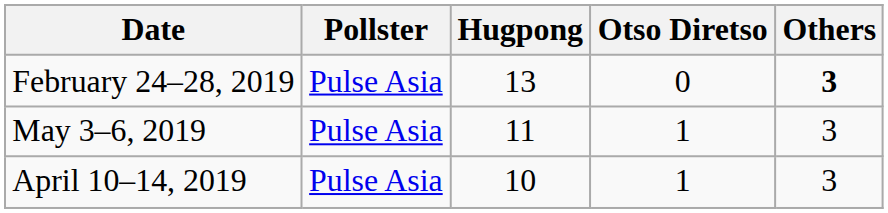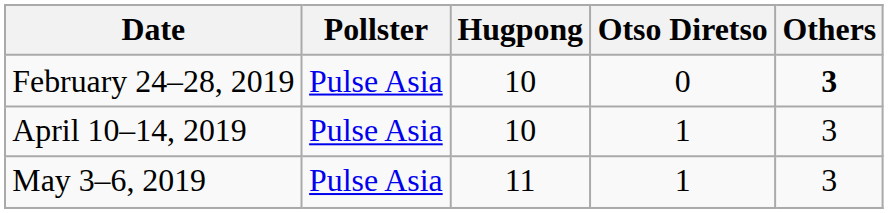(520, 80) 13 -> (520, 80) 10
rows swapped: (130, 181) <-> (109, 130)
